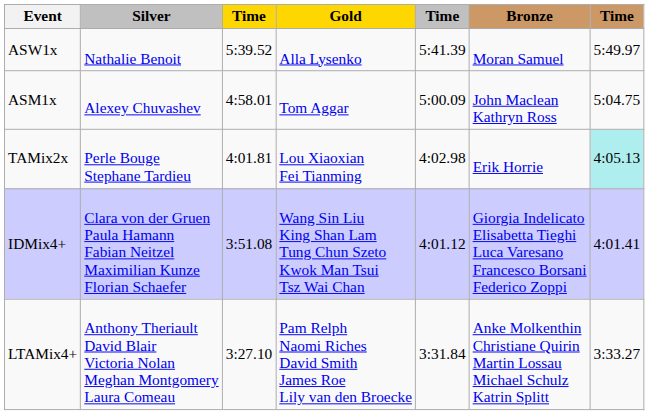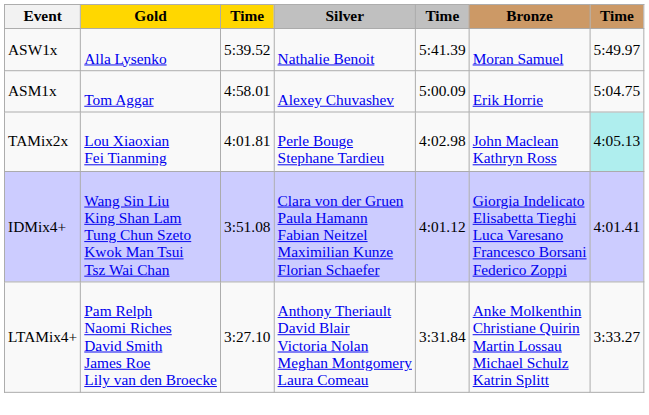columns swapped: (346, 16) <-> (151, 16)
(516, 108) John Maclean Kathryn Ross -> (508, 99) Erik Horrie
(508, 167) Erik Horrie -> (516, 150) John Maclean Kathryn Ross
